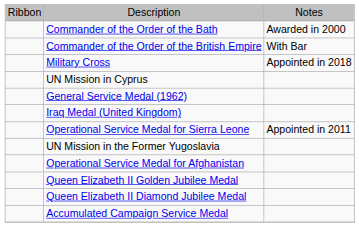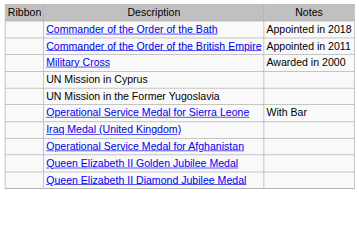(306, 29) Awarded in 2000 -> (309, 29) Appointed in 2018
(287, 46) With Bar -> (309, 46) Appointed in 2011
(309, 63) Appointed in 2018 -> (306, 63) Awarded in 2000
- row: (117, 96)
rows swapped: (133, 146) <-> (114, 113)
(309, 130) Appointed in 2011 -> (287, 113) With Bar
- row: (137, 213)
